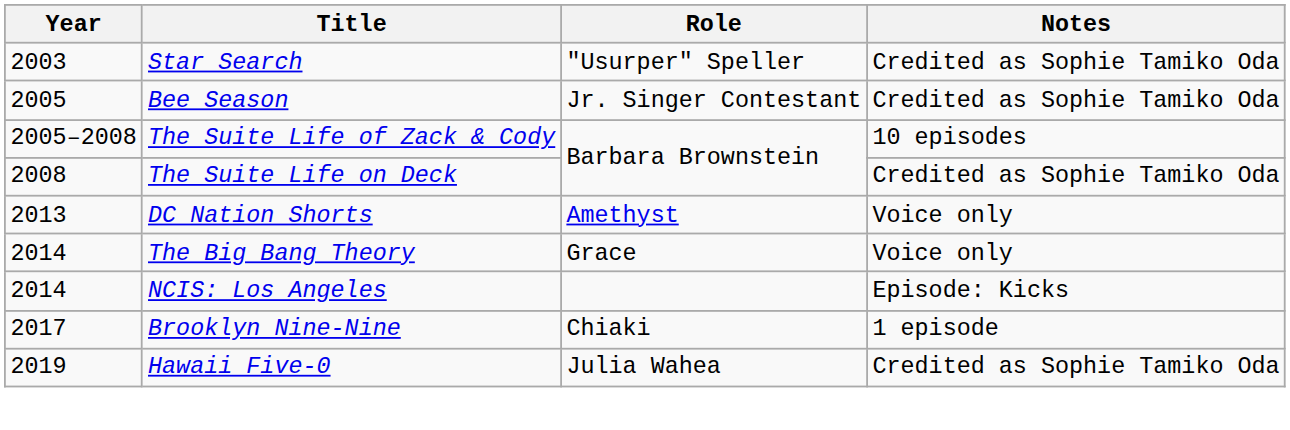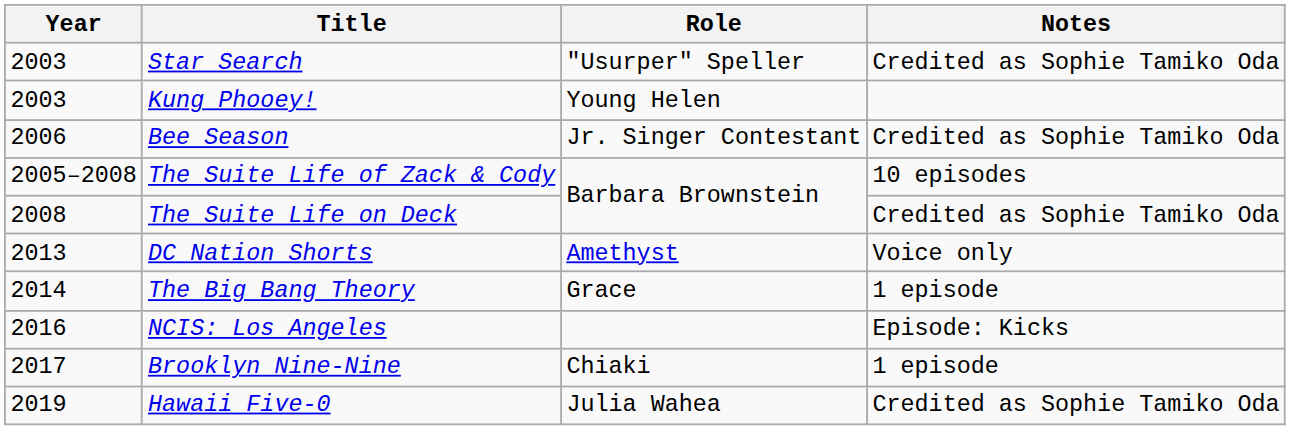+ row: (232, 100)
(39, 100) 2005 -> (39, 138) 2006
(943, 253) Voice only -> (936, 291) 1 episode
(39, 291) 2014 -> (39, 329) 2016
